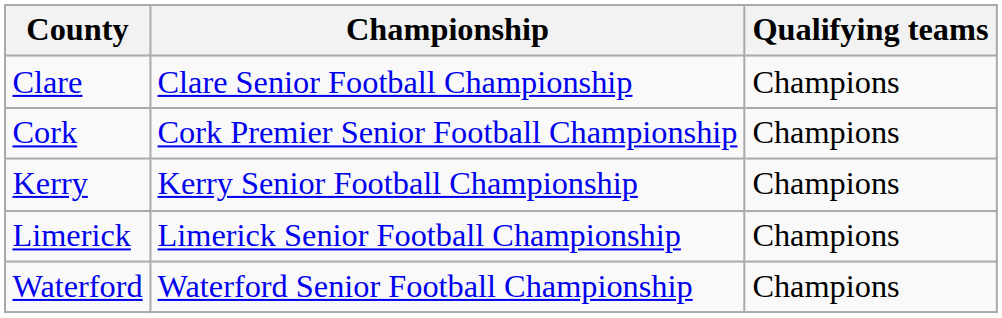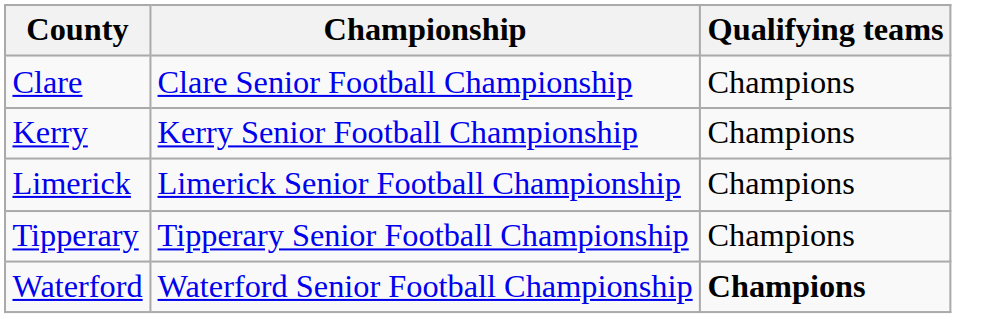- row: (45, 132)
+ row: (76, 235)
(826, 286) normal -> (787, 286) bold
